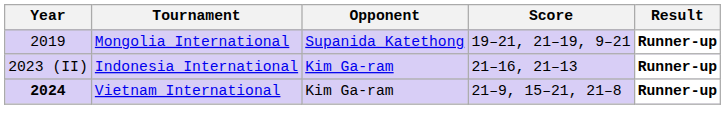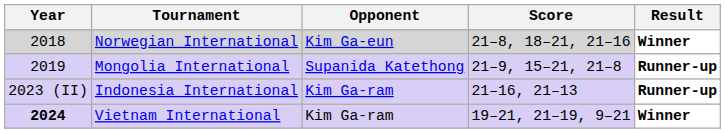+ row: (196, 41)
(551, 41) 19–21, 21–19, 9–21 -> (547, 66) 21–9, 15–21, 21–8
(547, 91) 21–9, 15–21, 21–8 -> (551, 116) 19–21, 21–19, 9–21
(677, 91) Runner-up -> (664, 116) Winner
